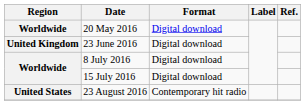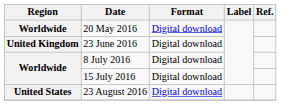(199, 92) Contemporary hit radio -> (187, 92) Digital download
